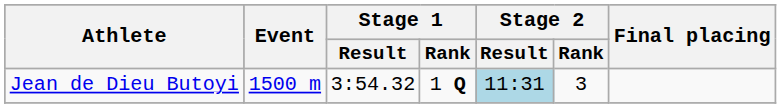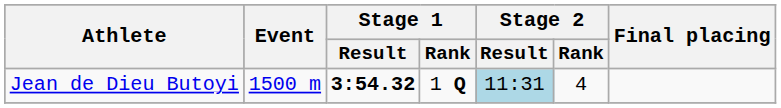(373, 85) normal -> (373, 85) bold
(581, 85) 3 -> (581, 85) 4
